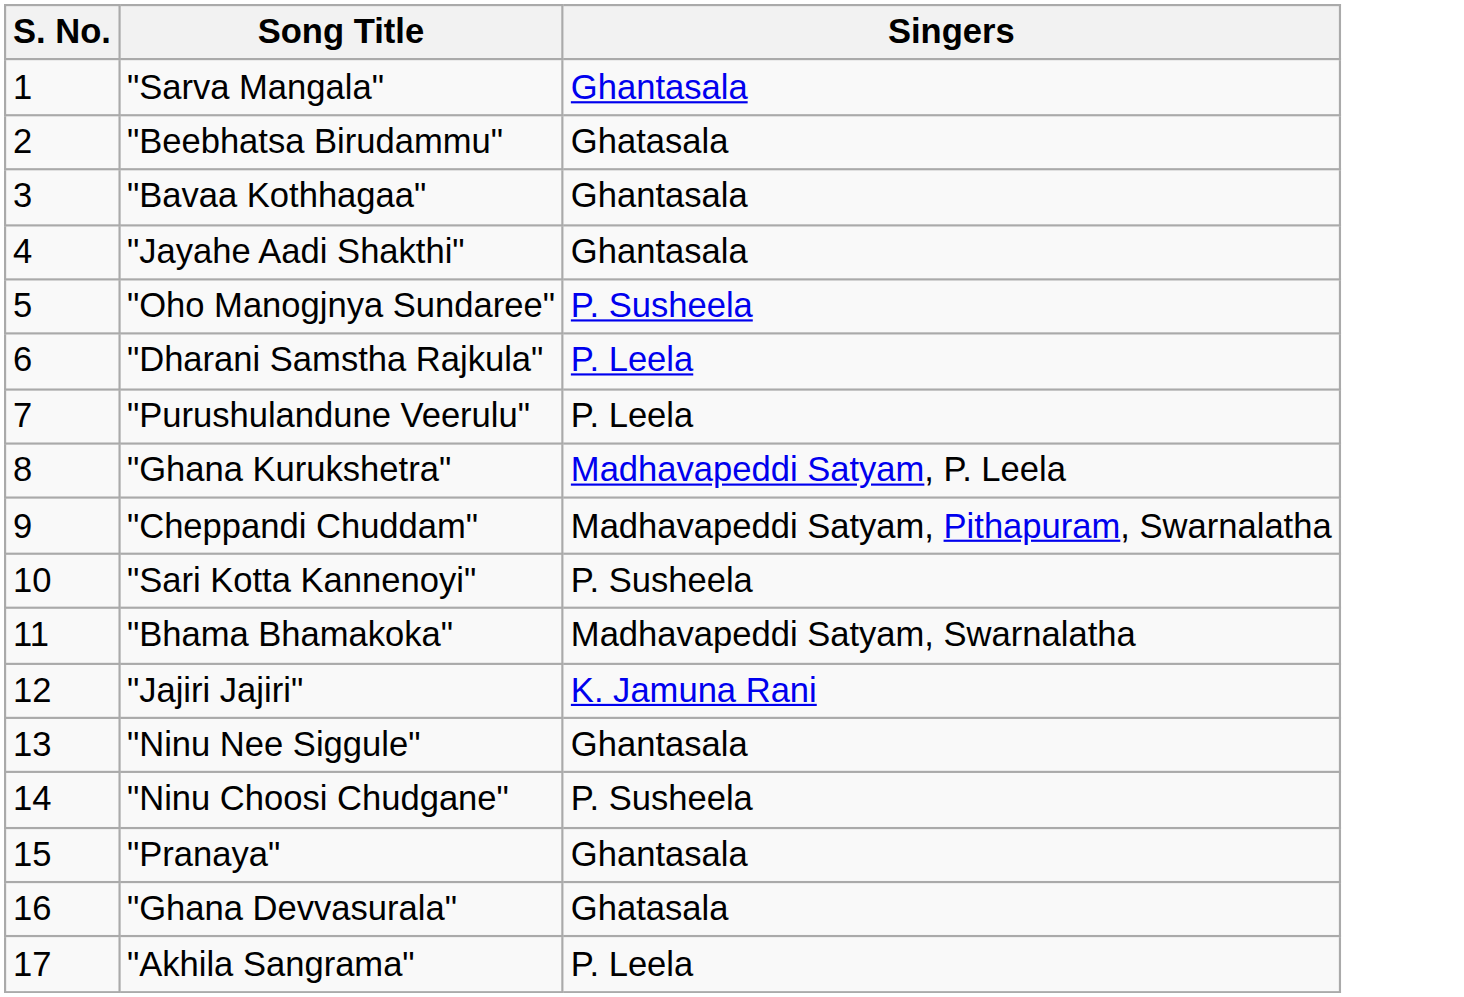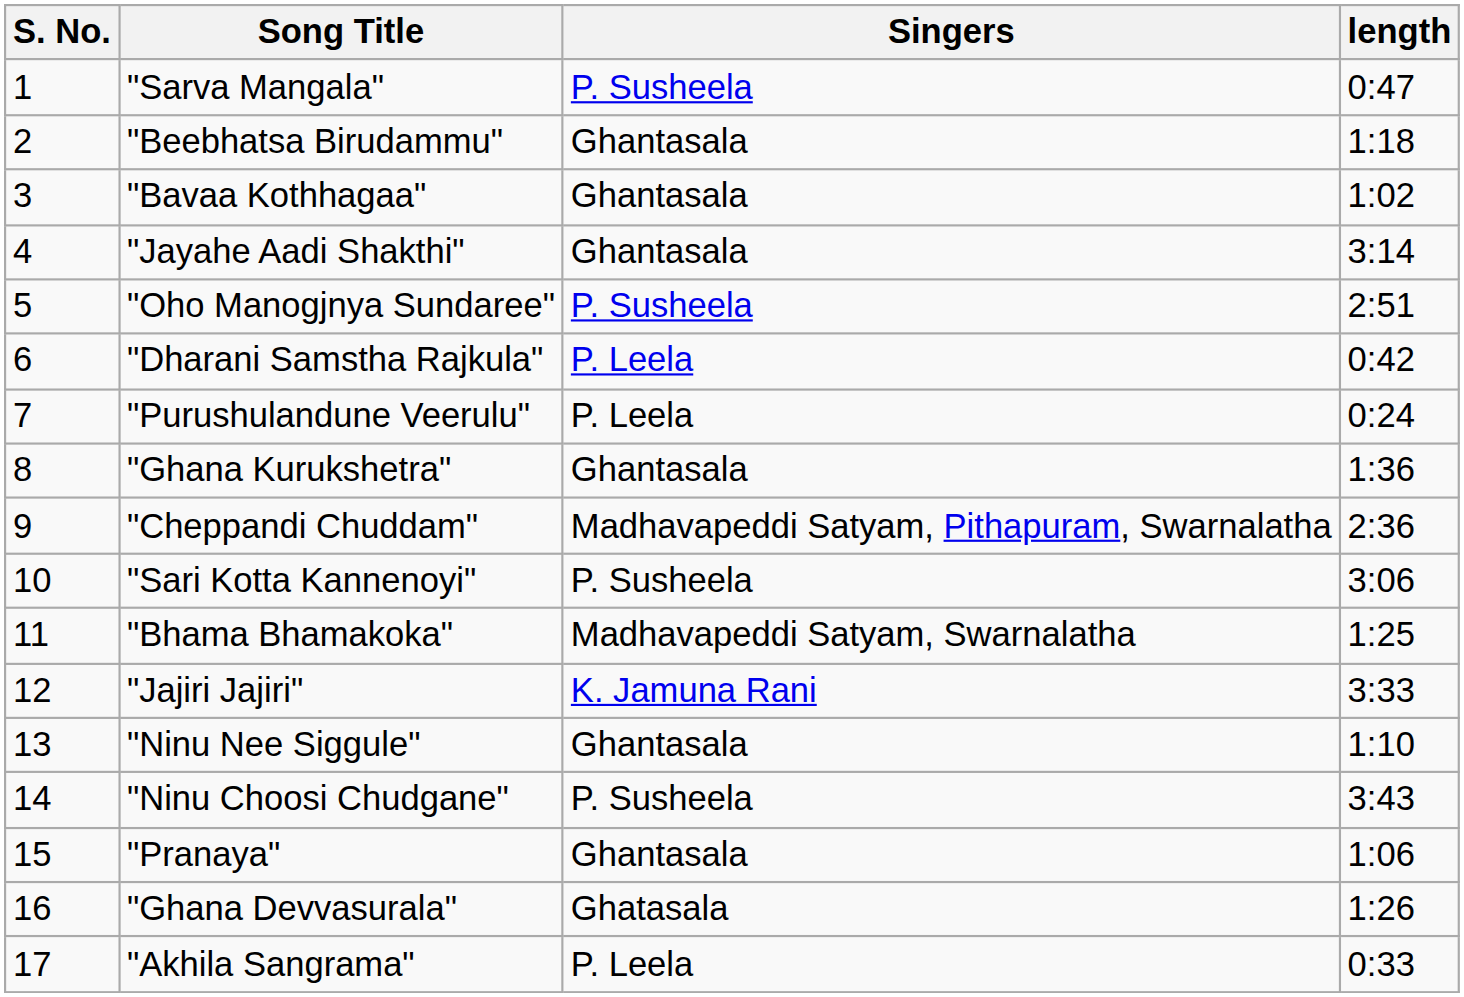+ column: (1399, 31)
(659, 86) Ghantasala -> (662, 86) P. Susheela
(650, 141) Ghatasala -> (659, 141) Ghantasala
(818, 470) Madhavapeddi Satyam, P. Leela -> (659, 470) Ghantasala
